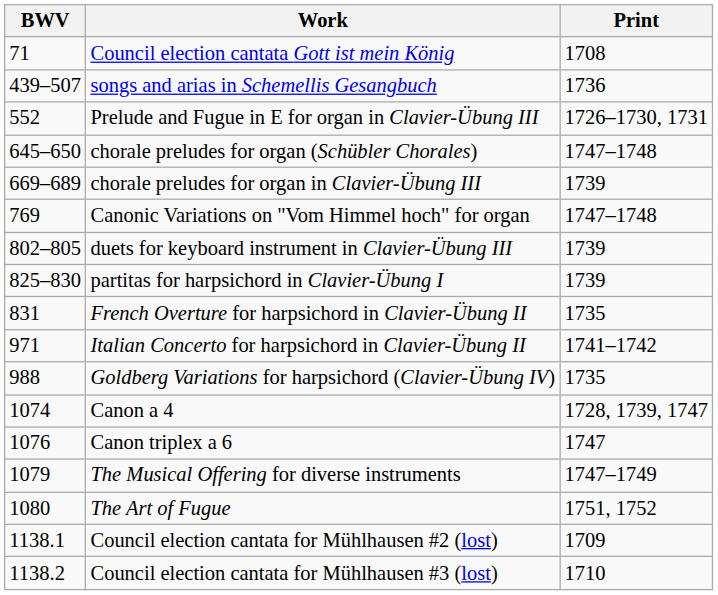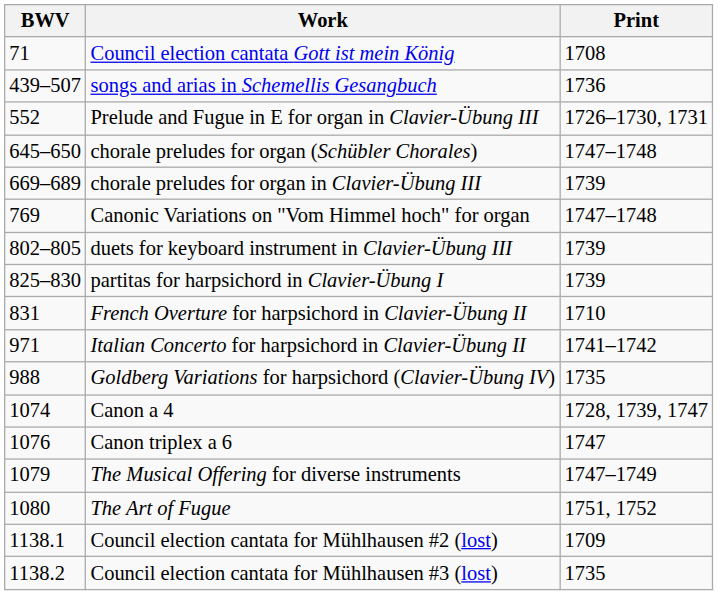(585, 313) 1735 -> (585, 313) 1710
(585, 572) 1710 -> (585, 572) 1735
